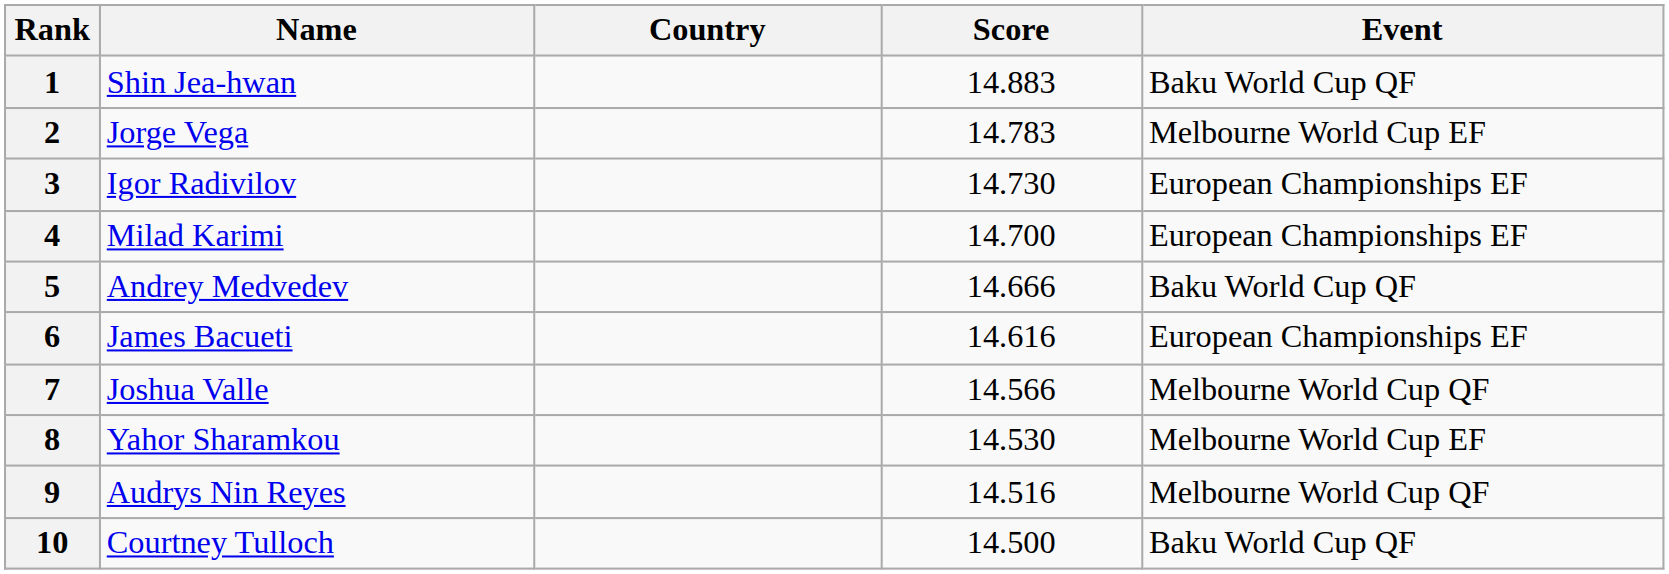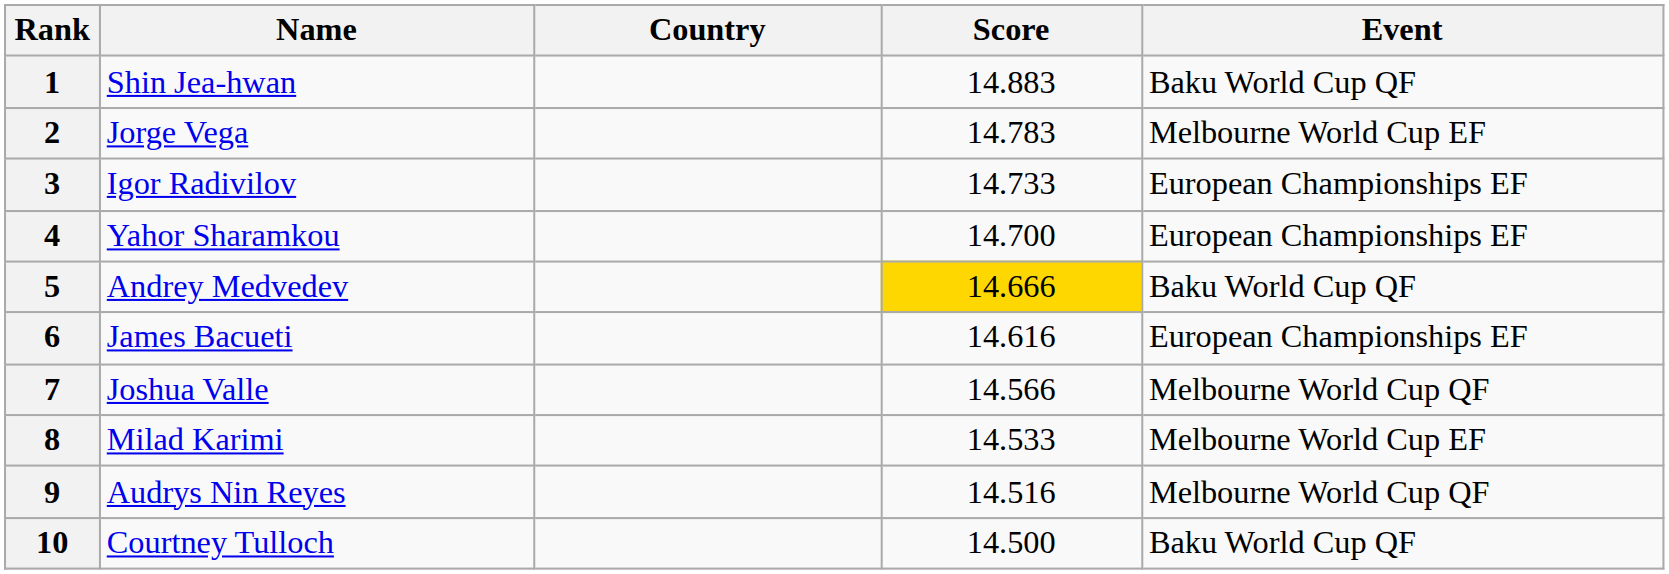(1011, 183) 14.730 -> (1011, 183) 14.733
(195, 235) Milad Karimi -> (223, 235) Yahor Sharamkou
(1011, 286) no background -> (1011, 286) gold background
(223, 440) Yahor Sharamkou -> (195, 440) Milad Karimi
(1011, 440) 14.530 -> (1011, 440) 14.533
